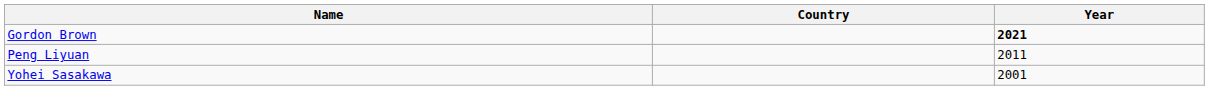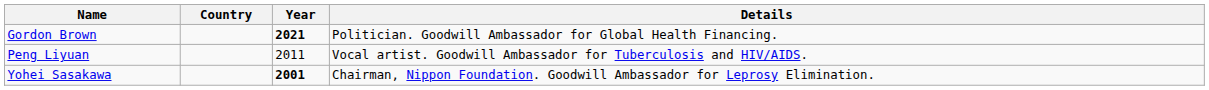+ column: (767, 15)
(1012, 75) normal -> (290, 75) bold
